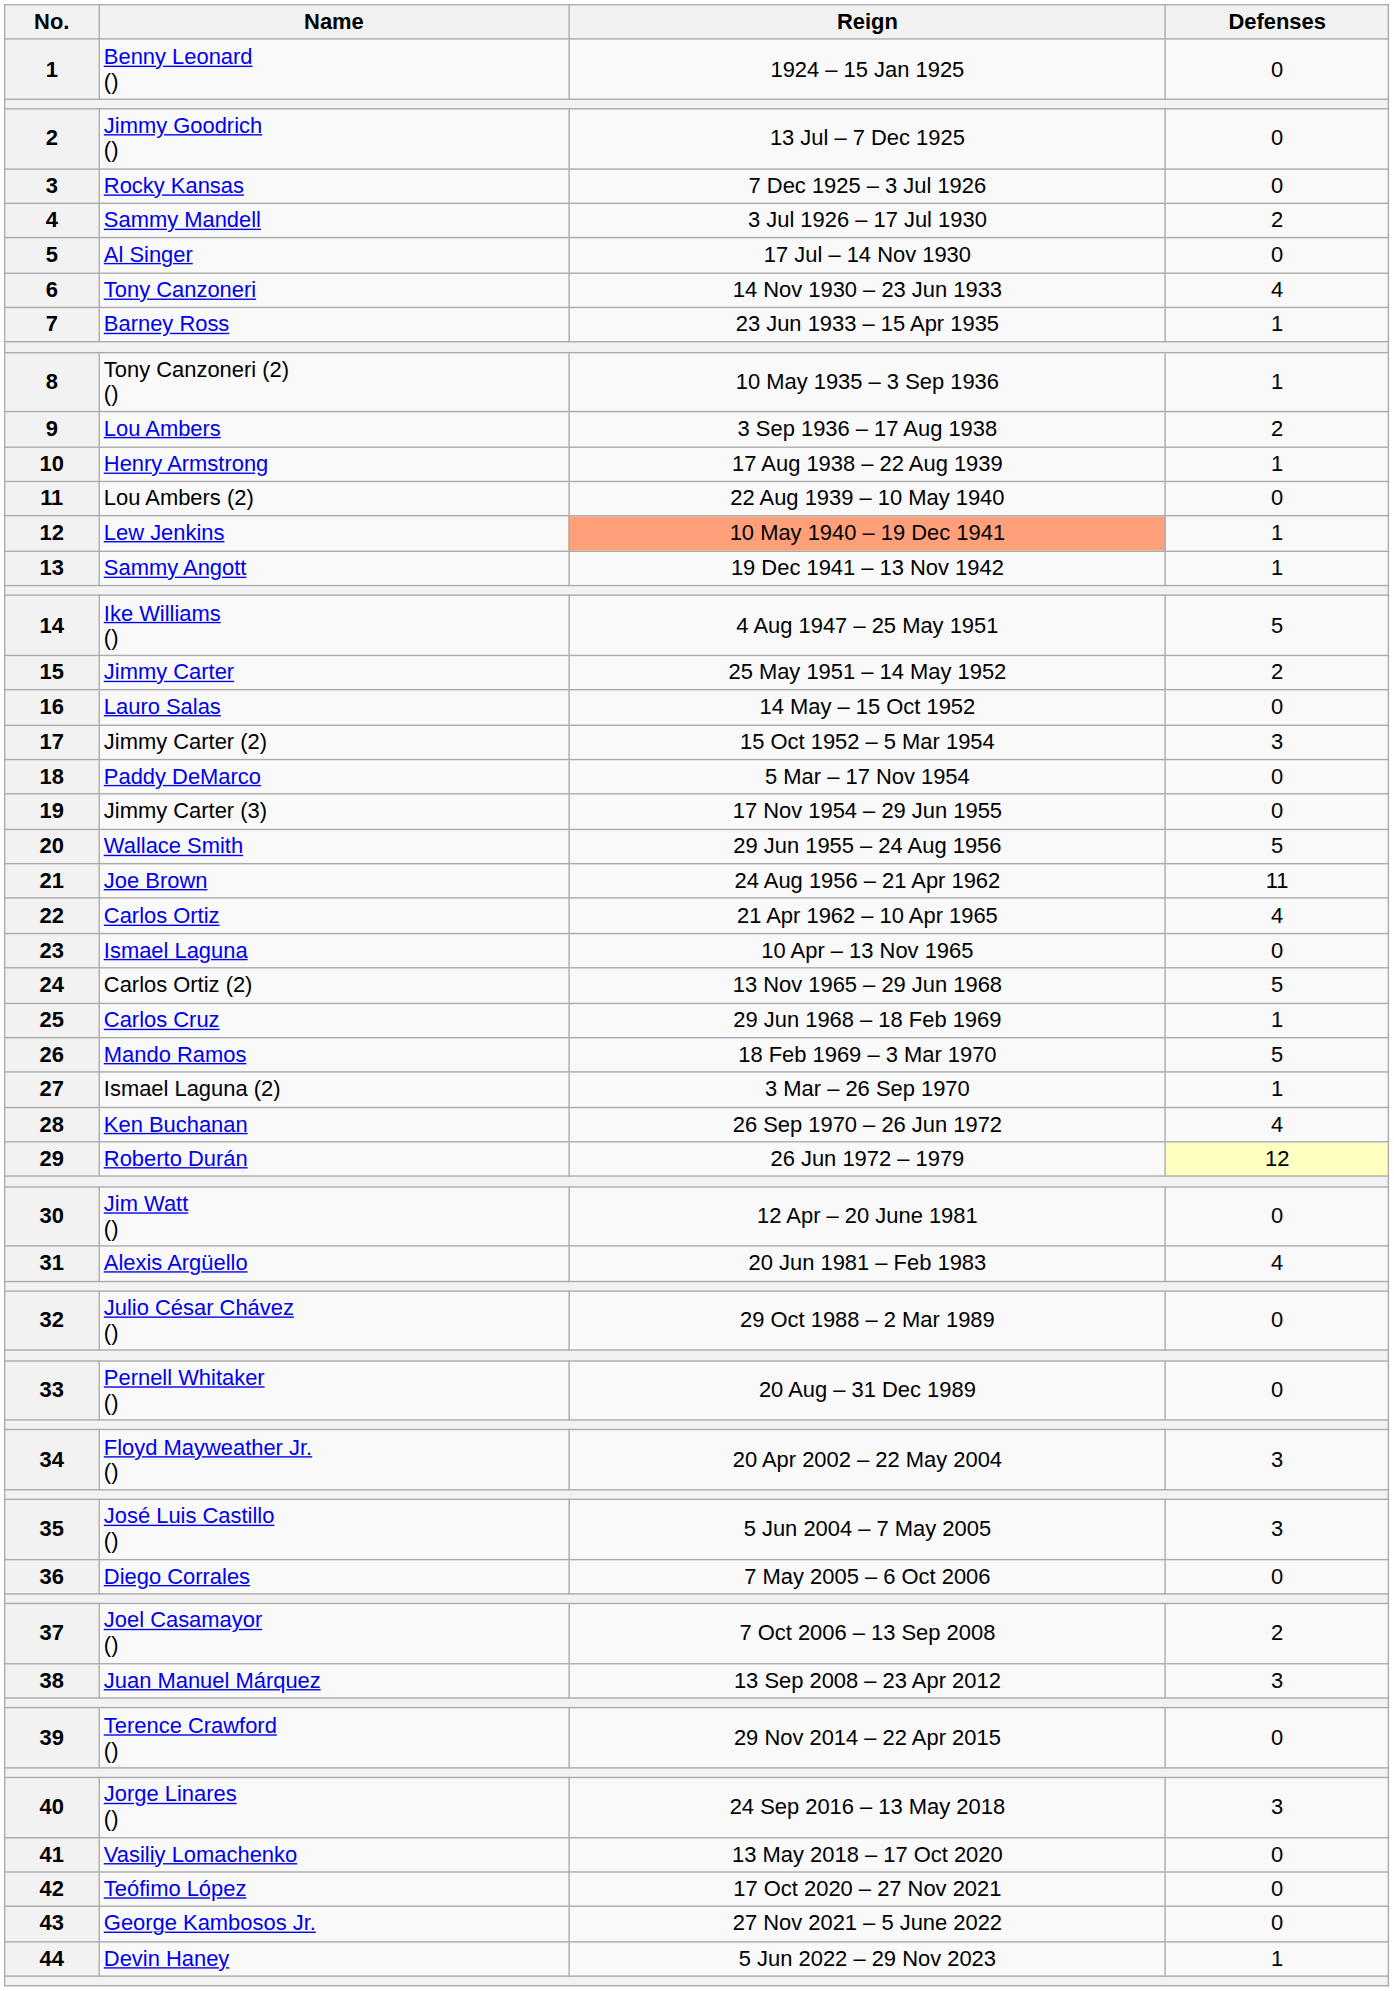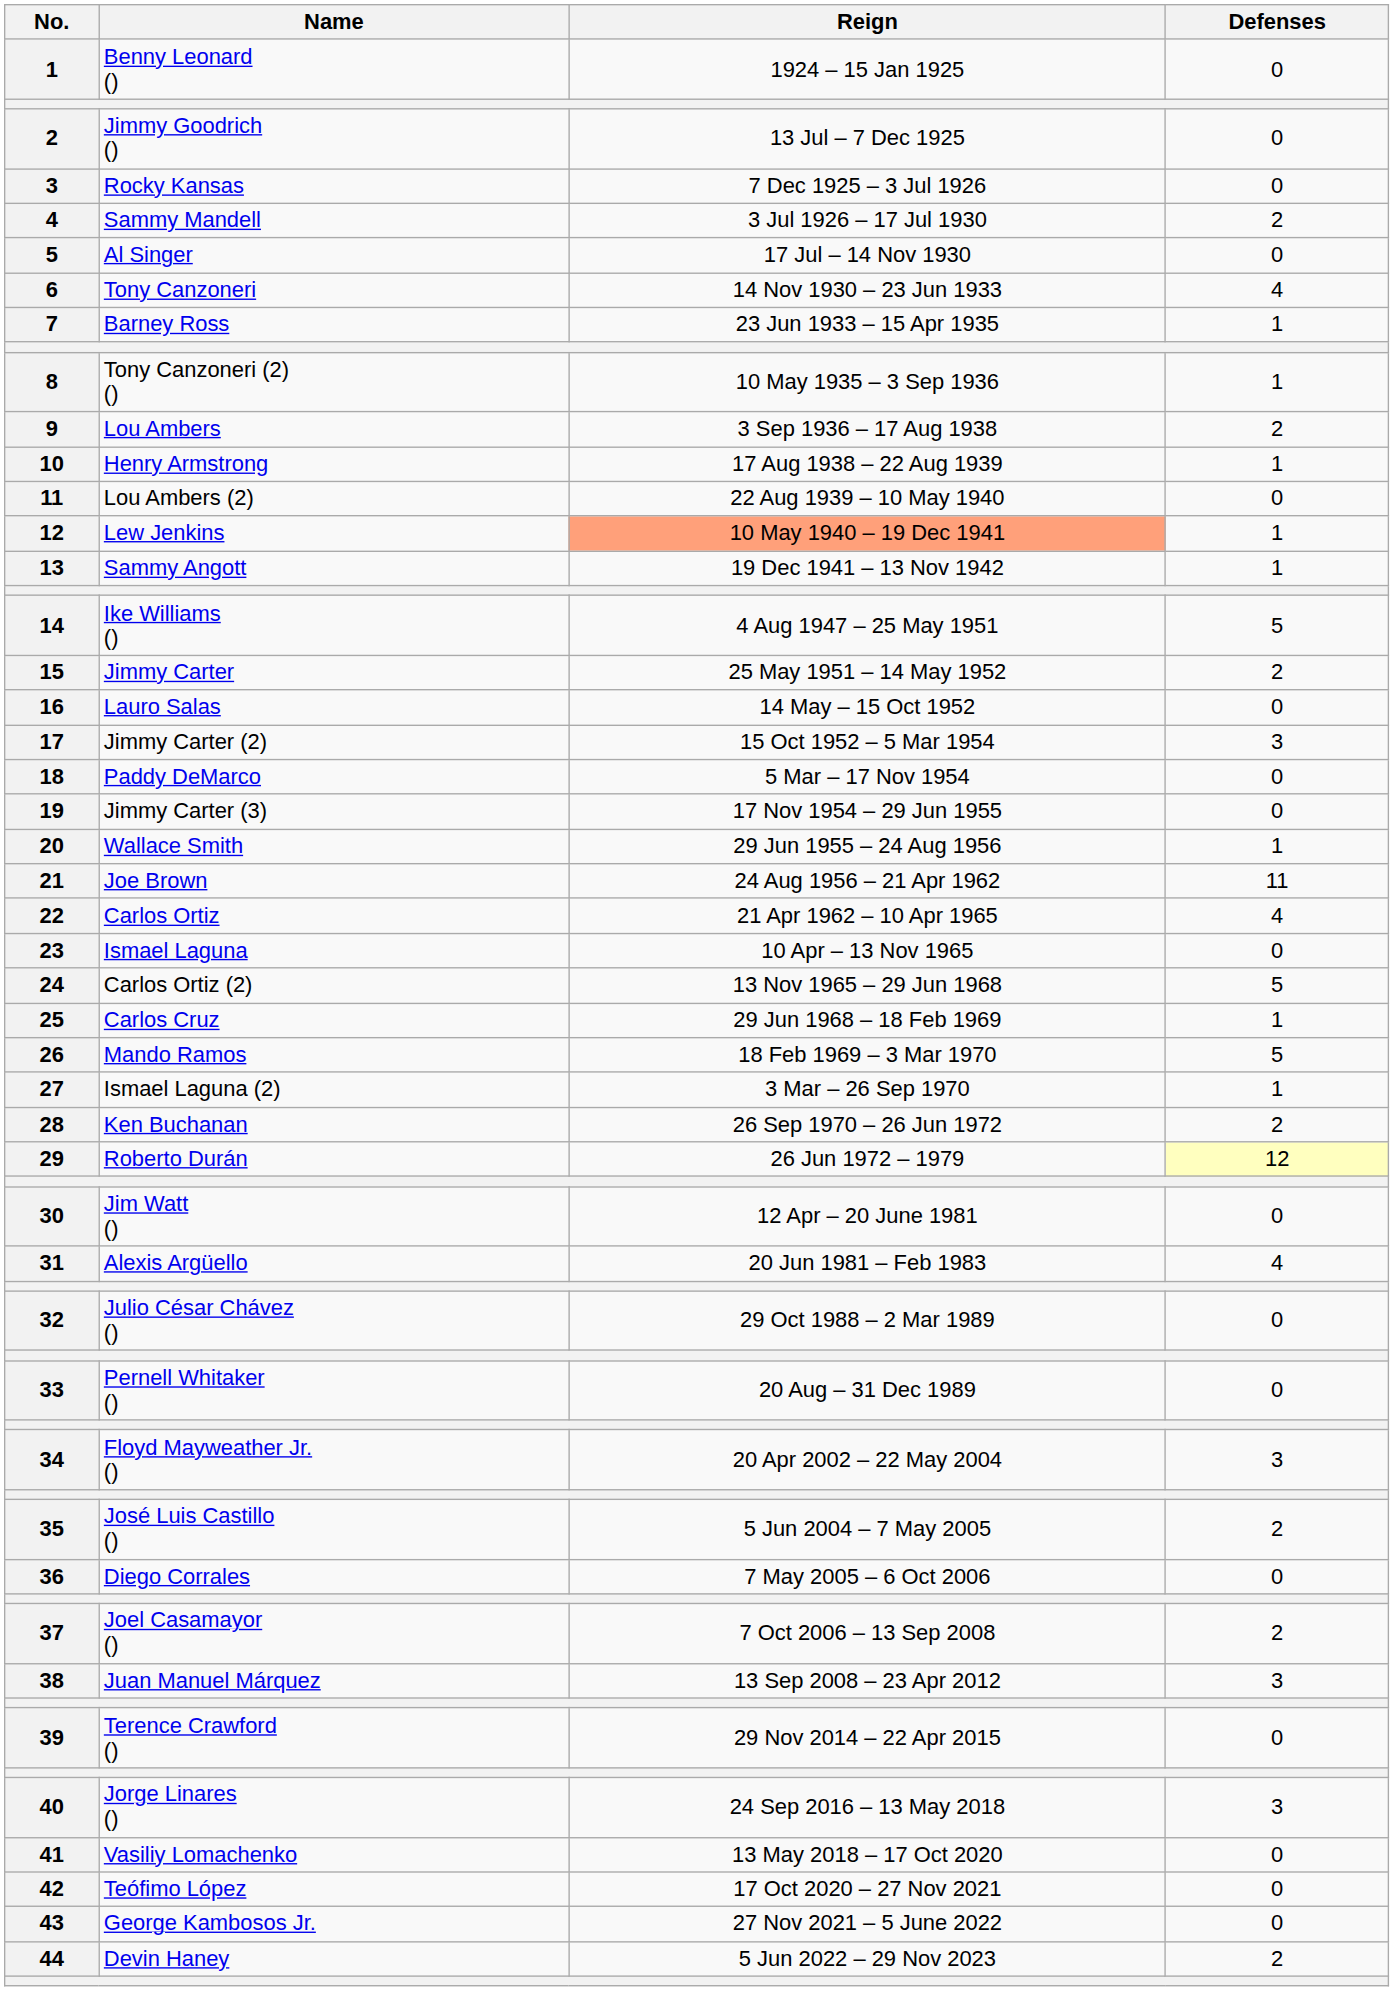(1277, 846) 5 -> (1277, 846) 1
(1277, 1124) 4 -> (1277, 1124) 2
(1277, 1529) 3 -> (1277, 1529) 2
(1277, 1958) 1 -> (1277, 1958) 2
